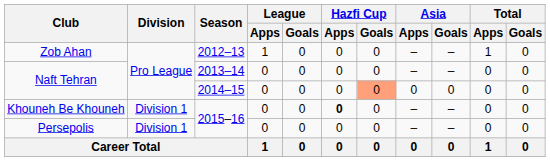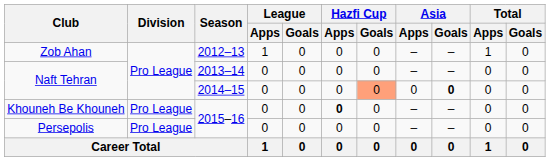(451, 90) normal -> (451, 90) bold
(161, 109) Division 1 -> (161, 109) Pro League
(161, 128) Division 1 -> (161, 128) Pro League
